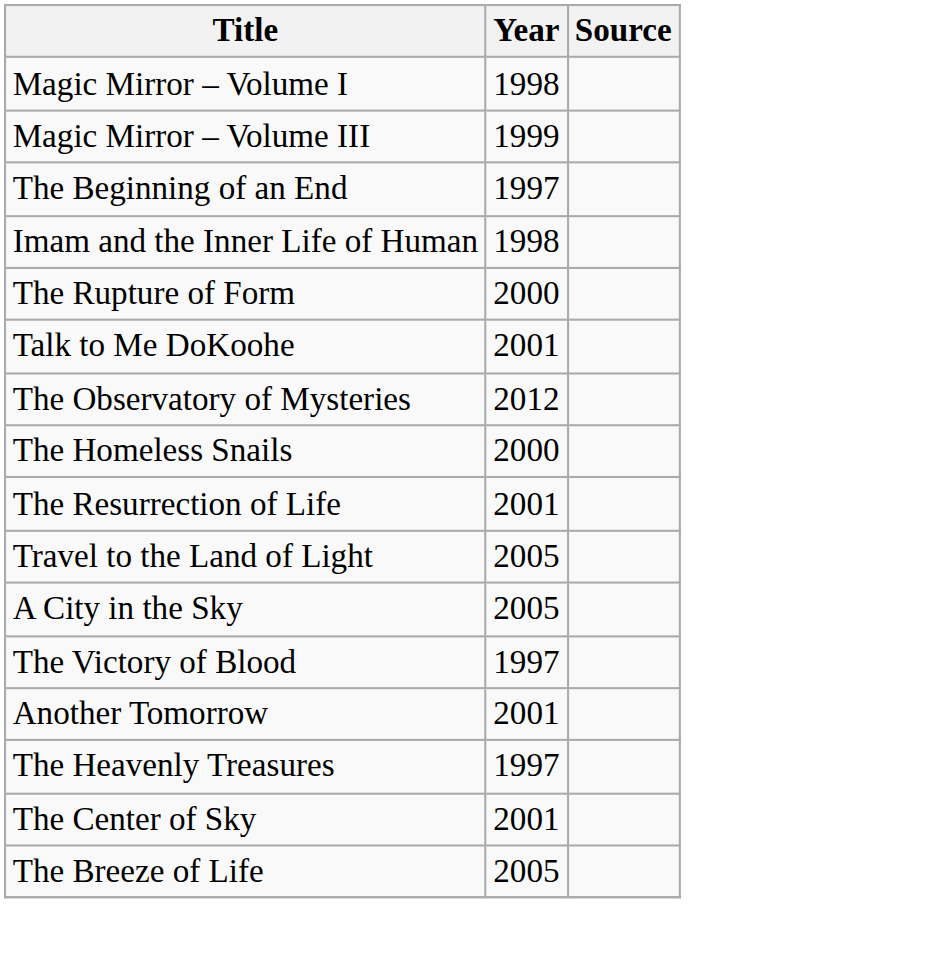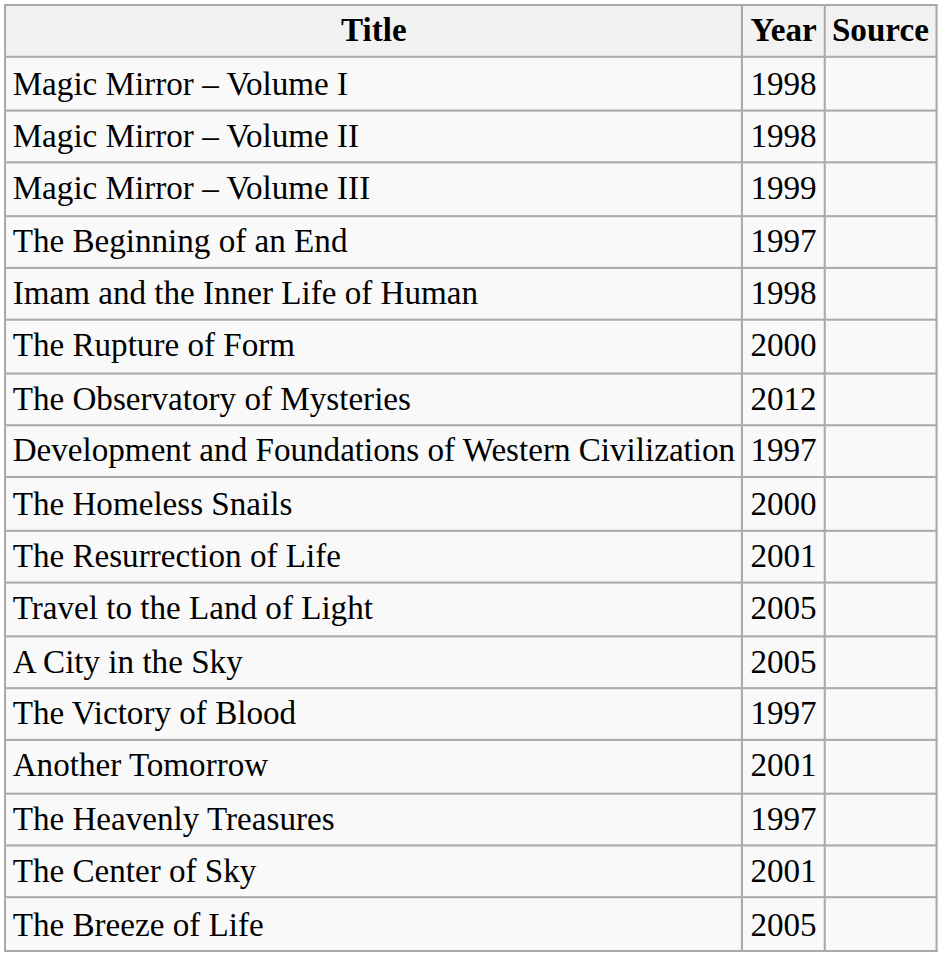+ row: (186, 135)
- row: (154, 345)
+ row: (374, 450)
